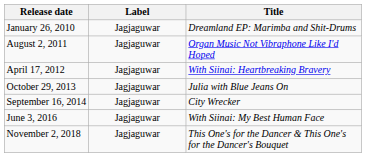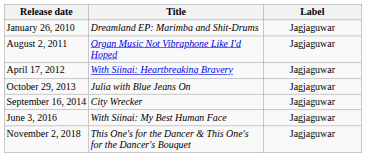columns swapped: (274, 12) <-> (137, 12)
